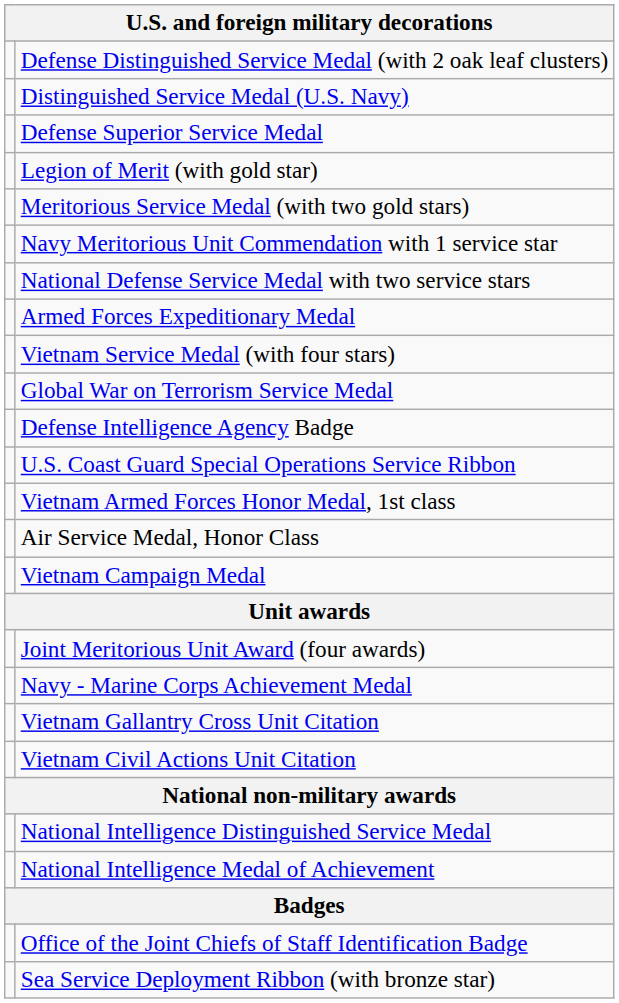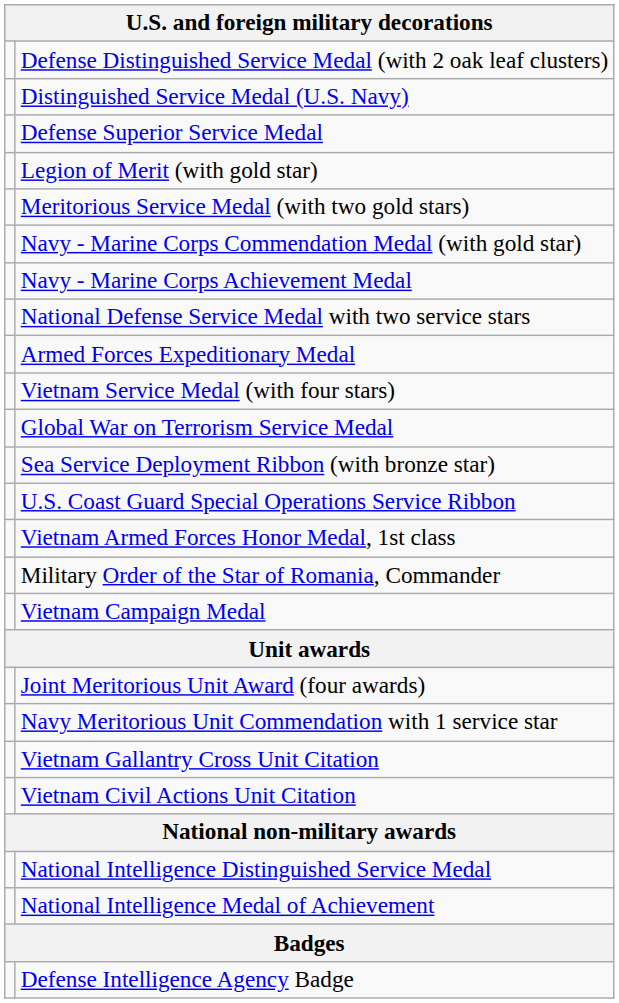+ row: (301, 243)
rows swapped: (216, 685) <-> (289, 243)
rows swapped: (258, 979) <-> (187, 427)
- row: (170, 538)
+ row: (260, 574)
- row: (274, 942)
